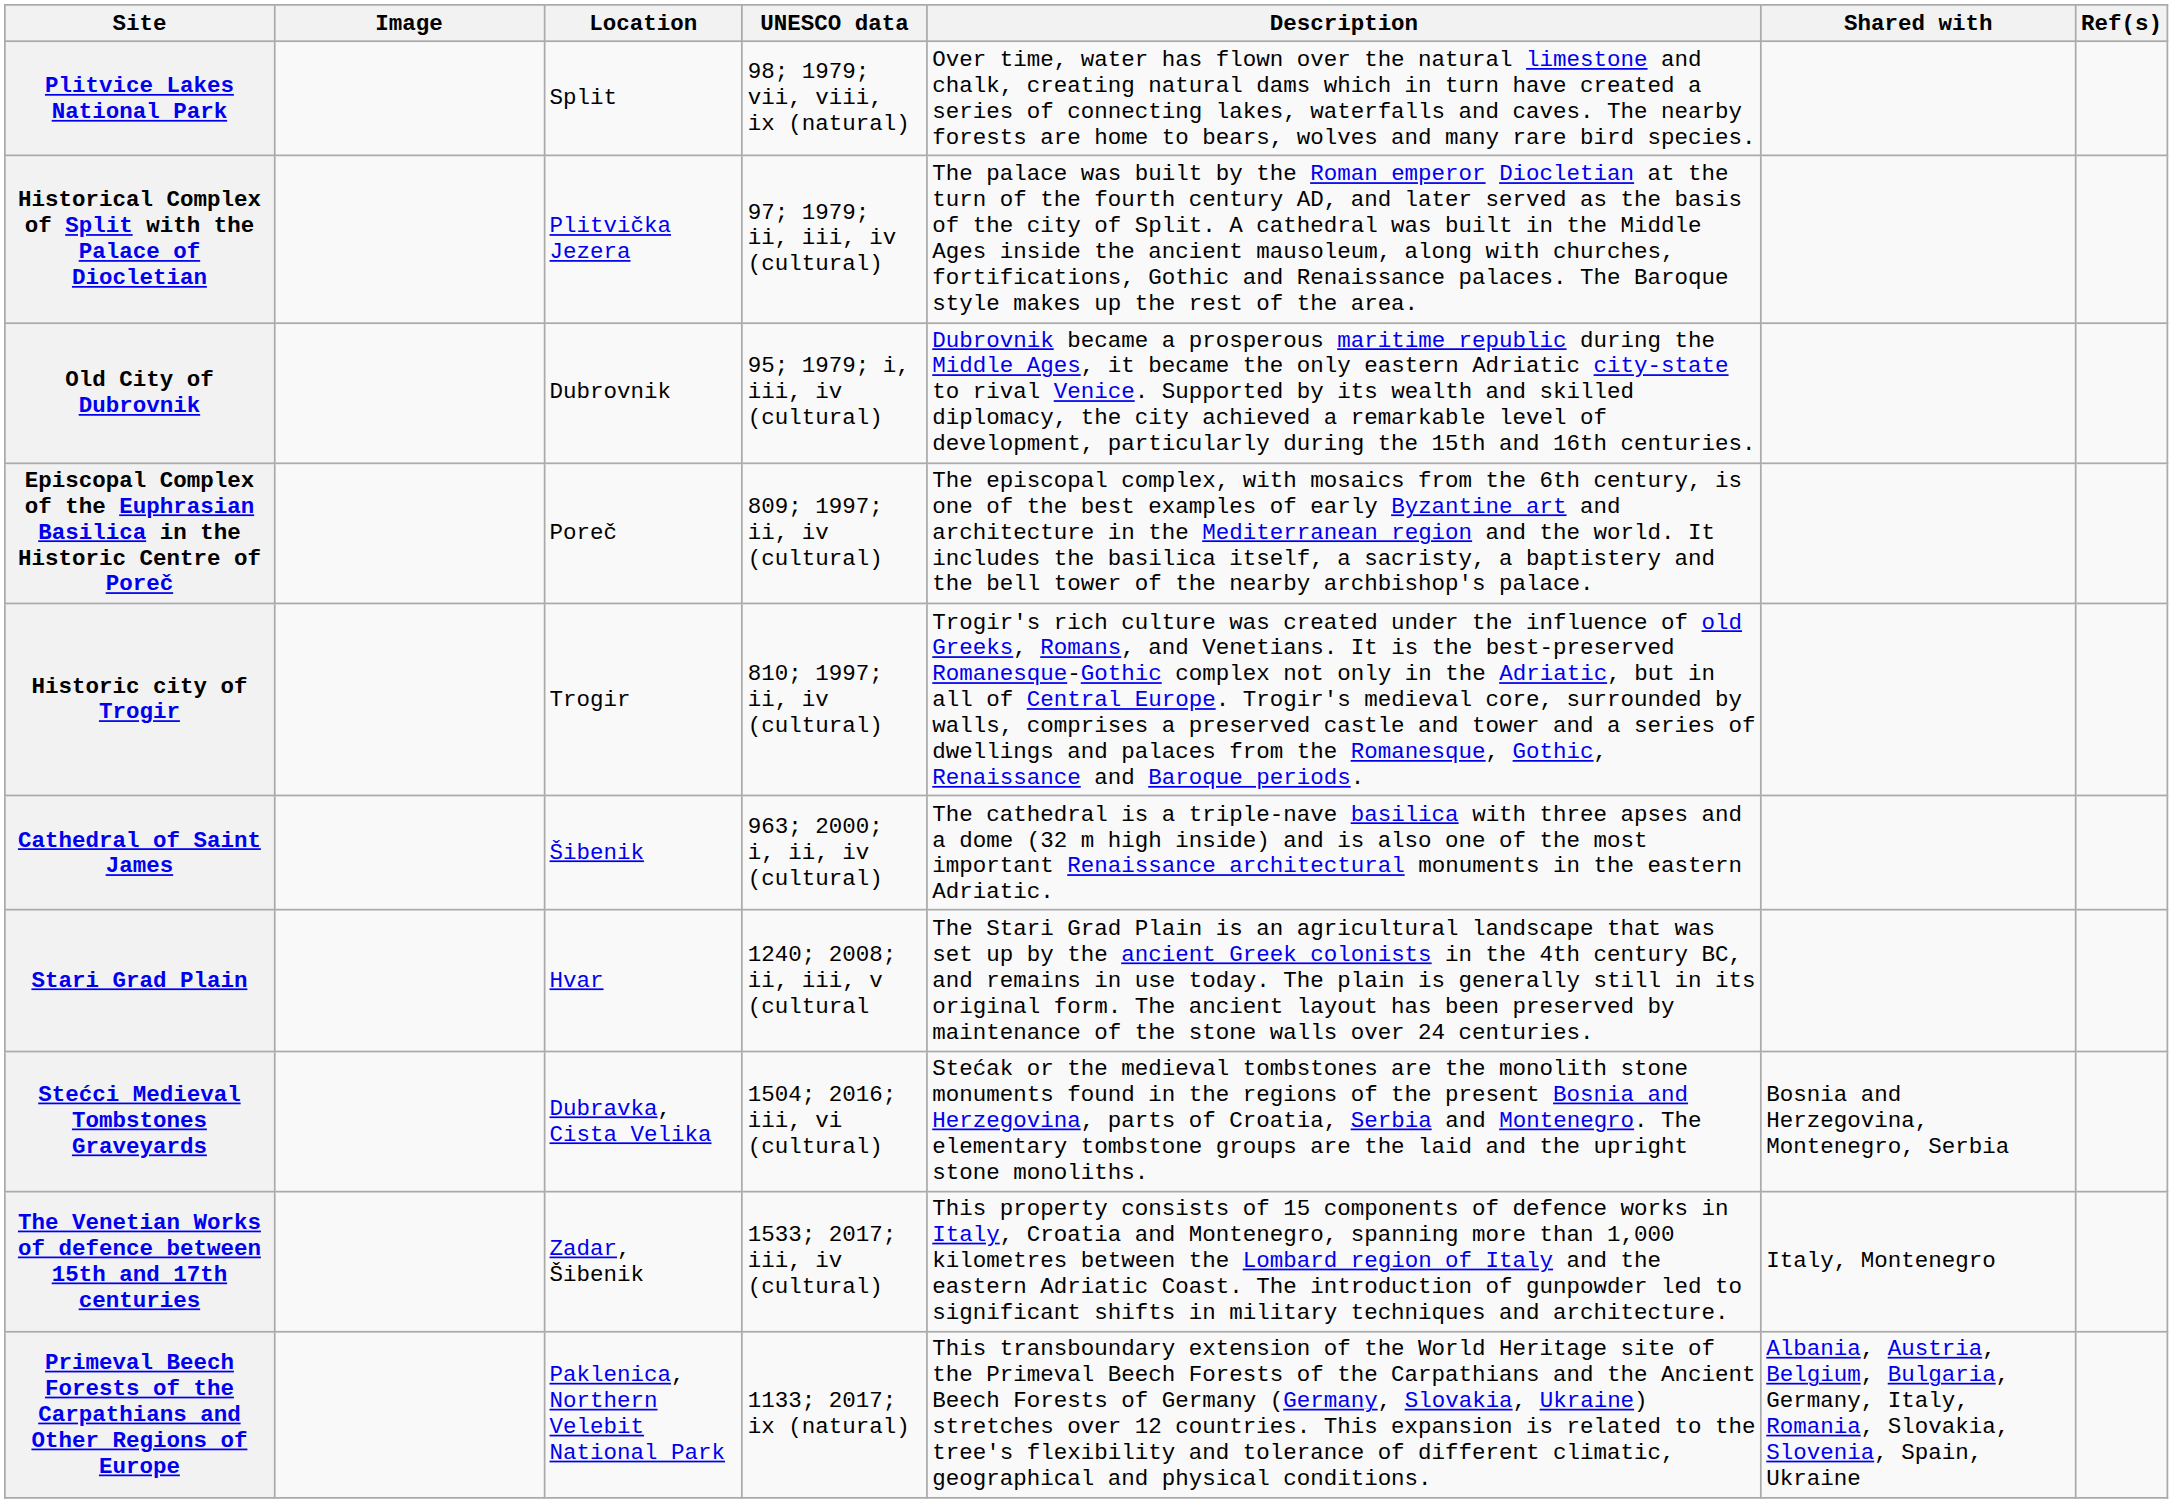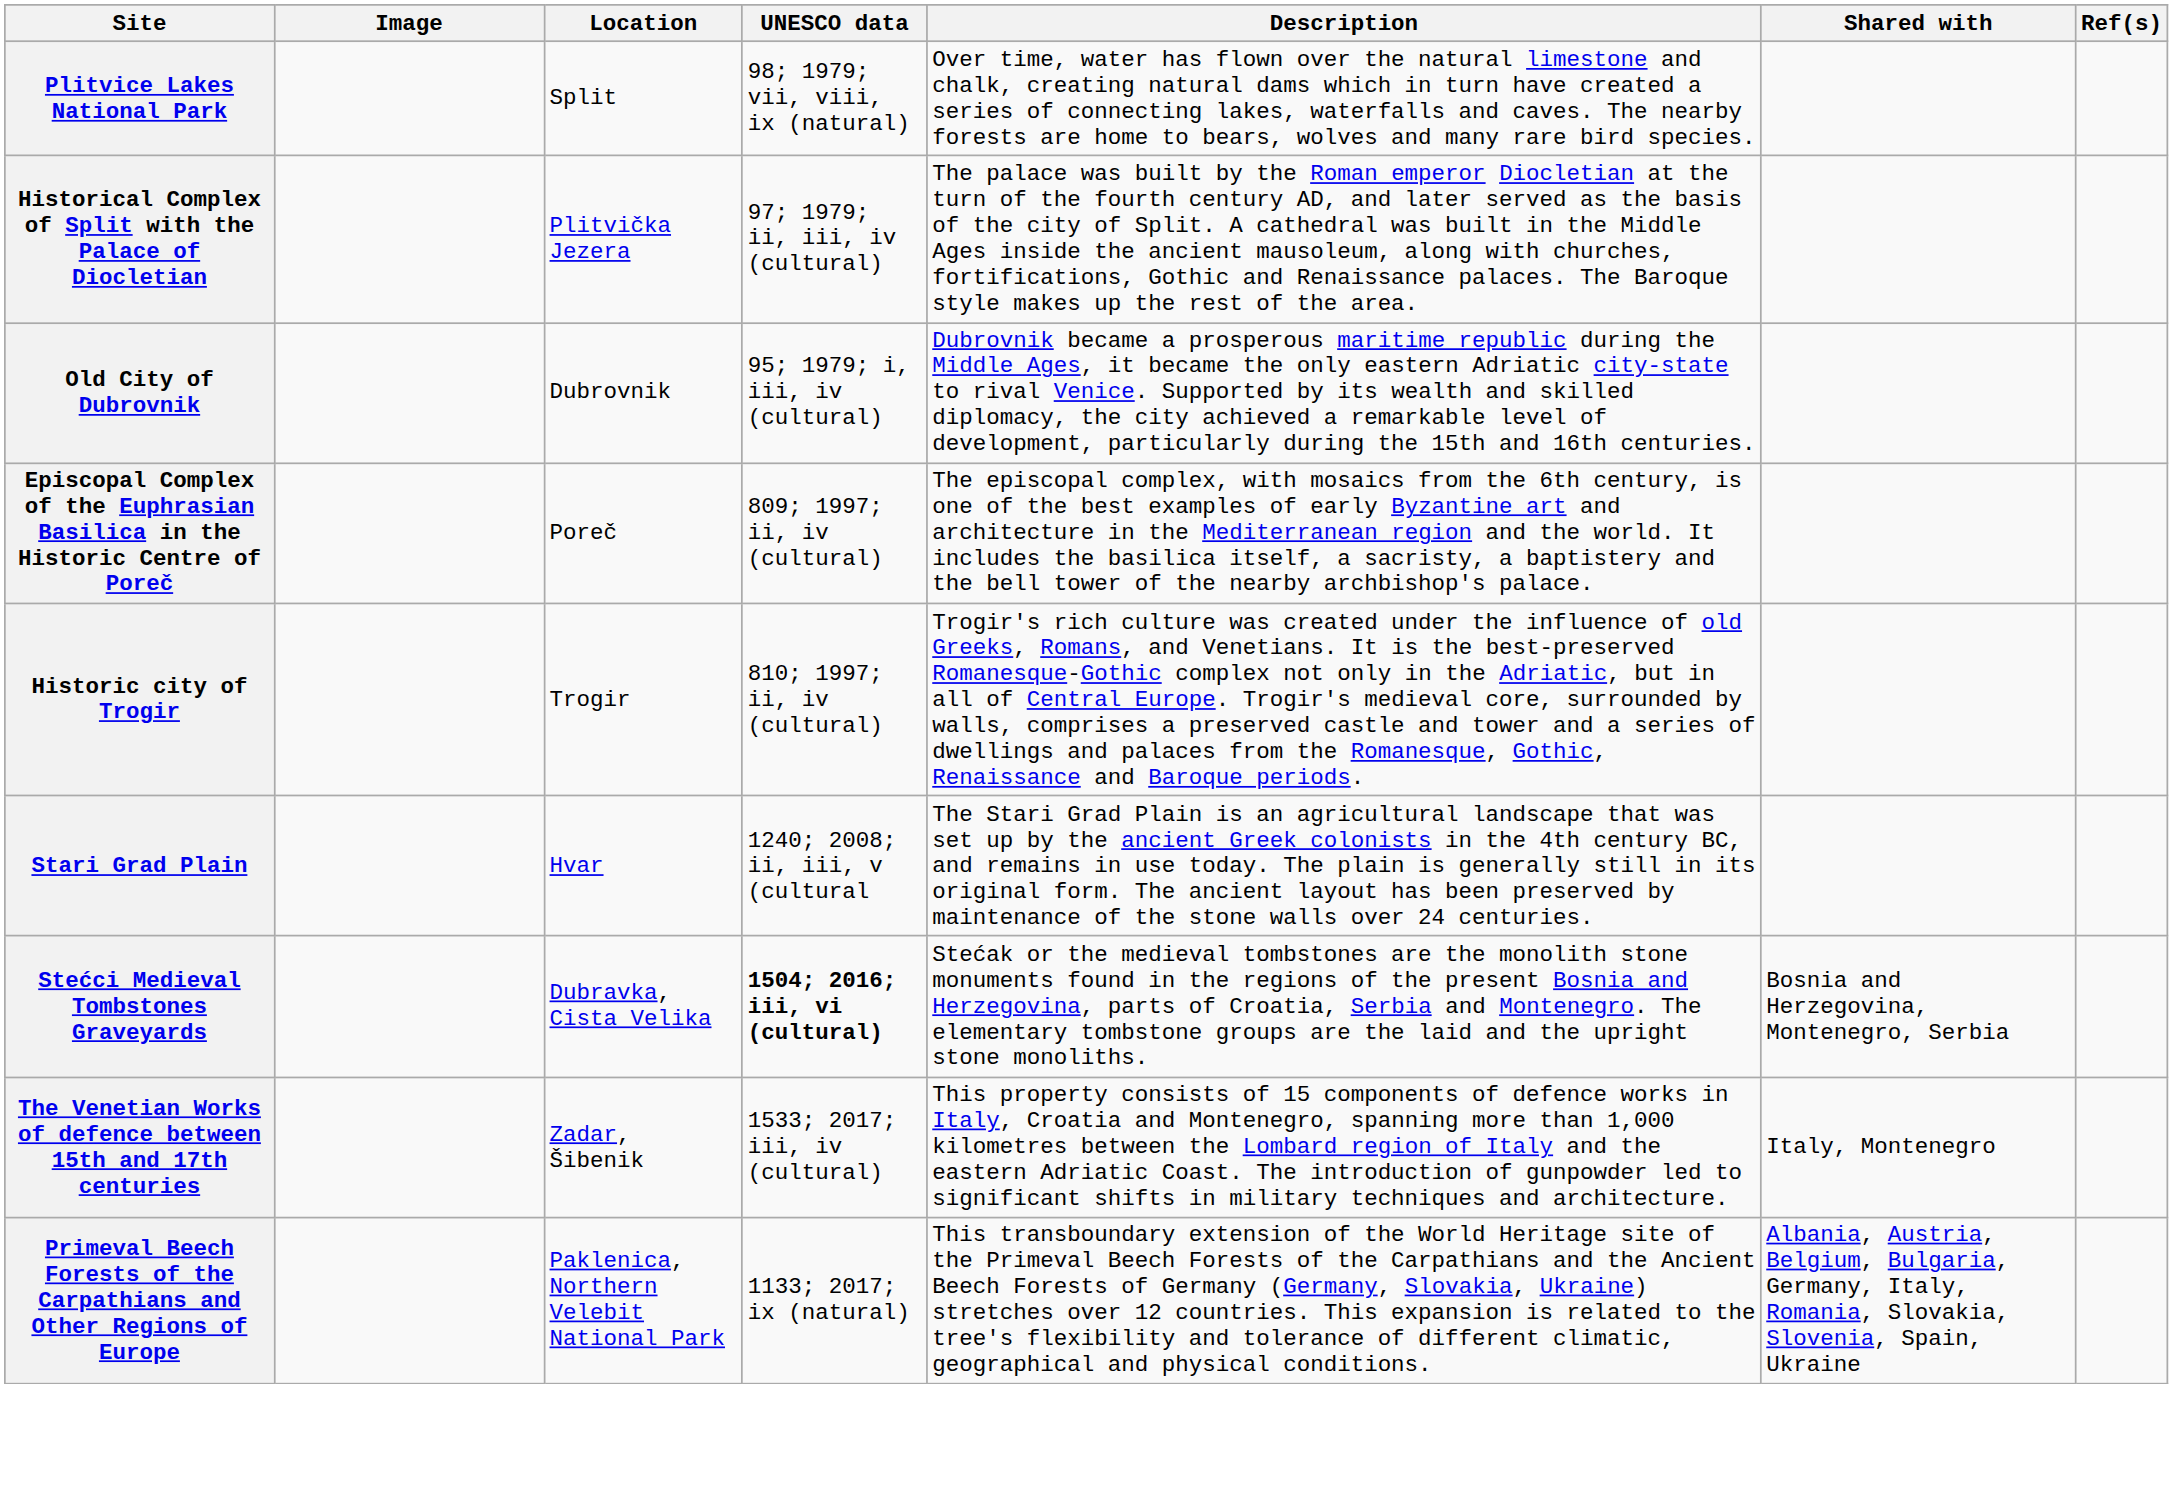- row: (139, 853)
(822, 1121) normal -> (822, 1006) bold
